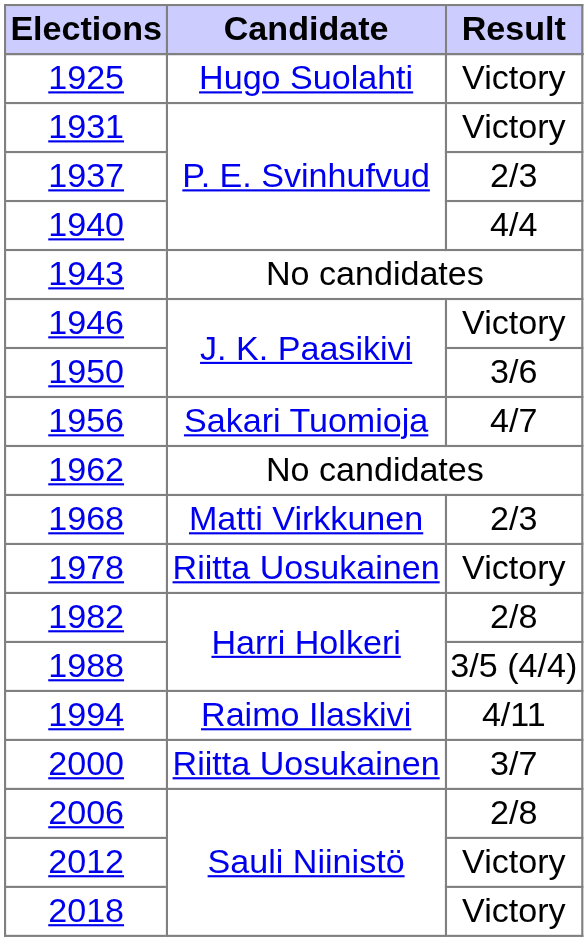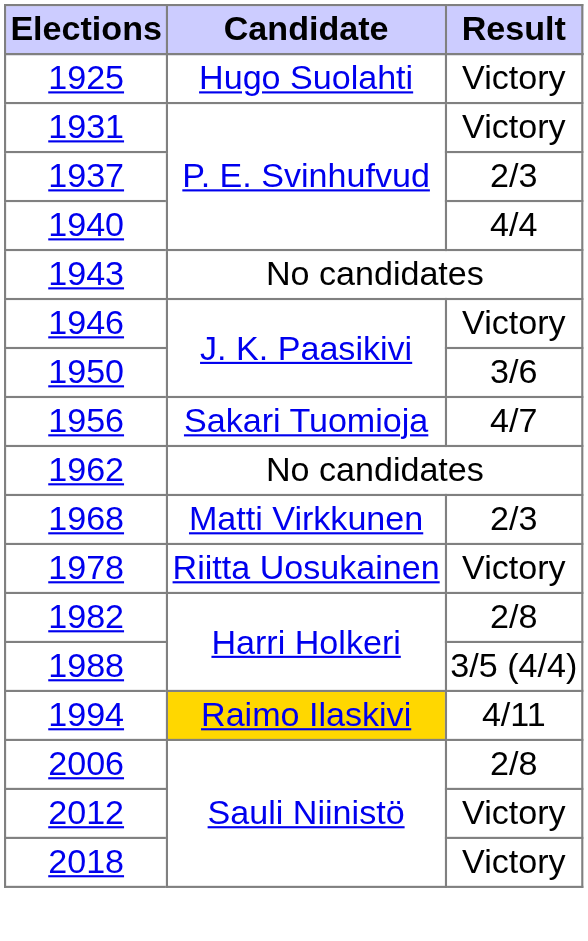(306, 714) no background -> (306, 714) gold background
- row: (86, 763)
